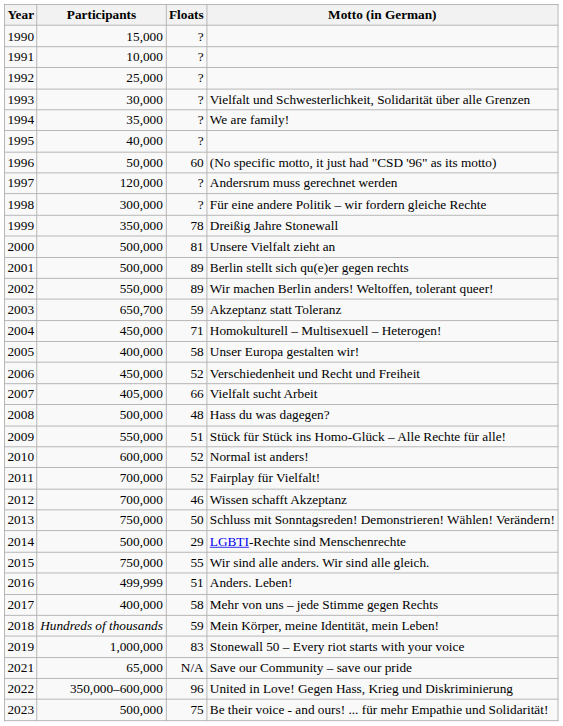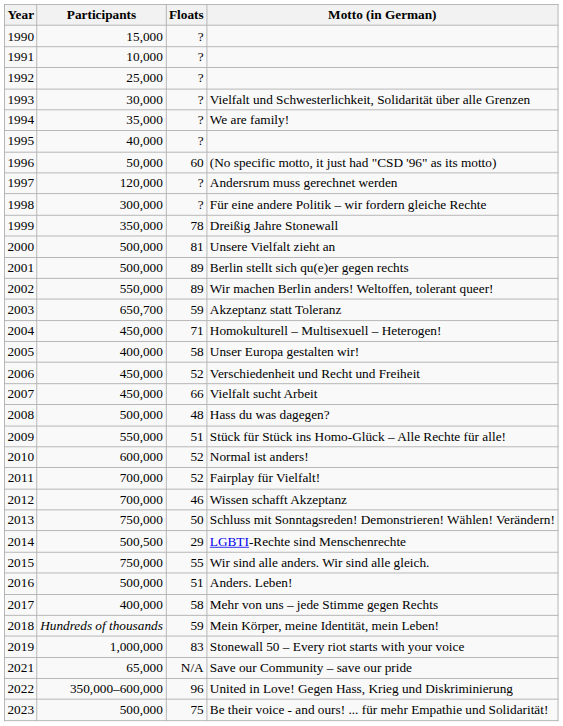(141, 394) 405,000 -> (141, 394) 450,000
(141, 541) 500,000 -> (141, 541) 500,500
(141, 583) 499,999 -> (141, 583) 500,000
